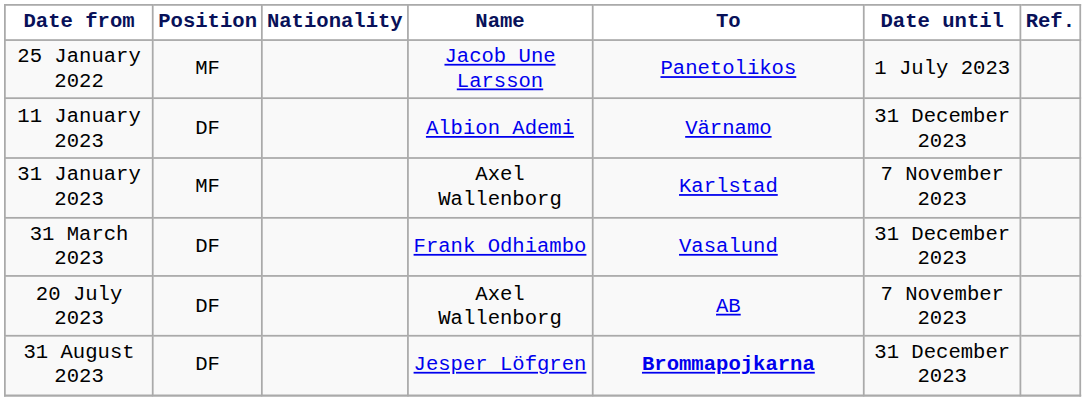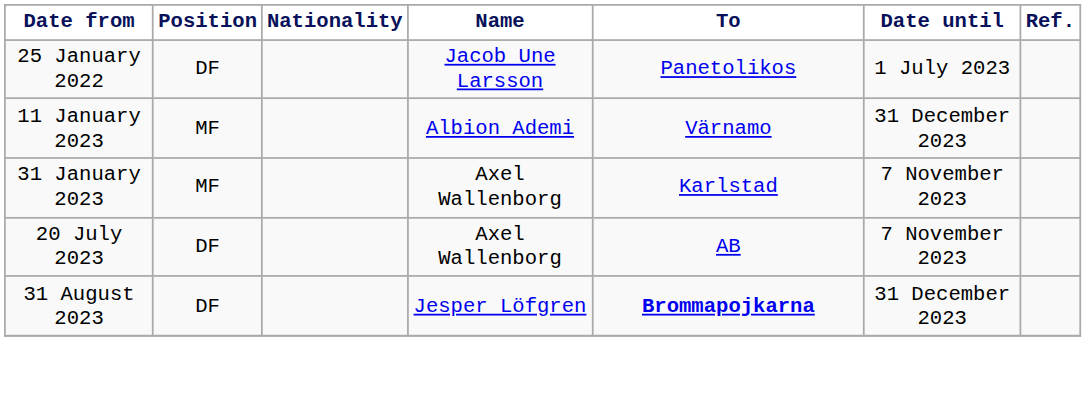(208, 69) MF -> (208, 69) DF
(208, 128) DF -> (208, 128) MF
- row: (79, 246)
